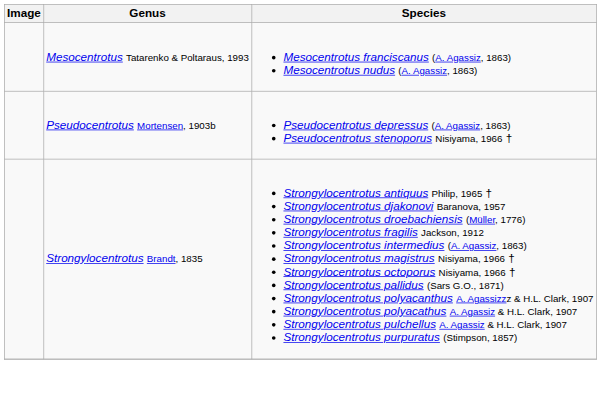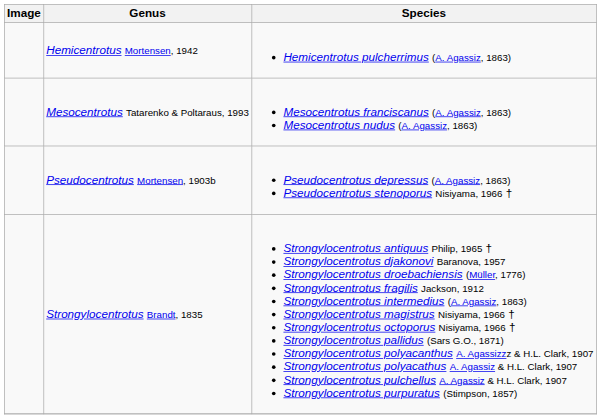+ row: (122, 50)
